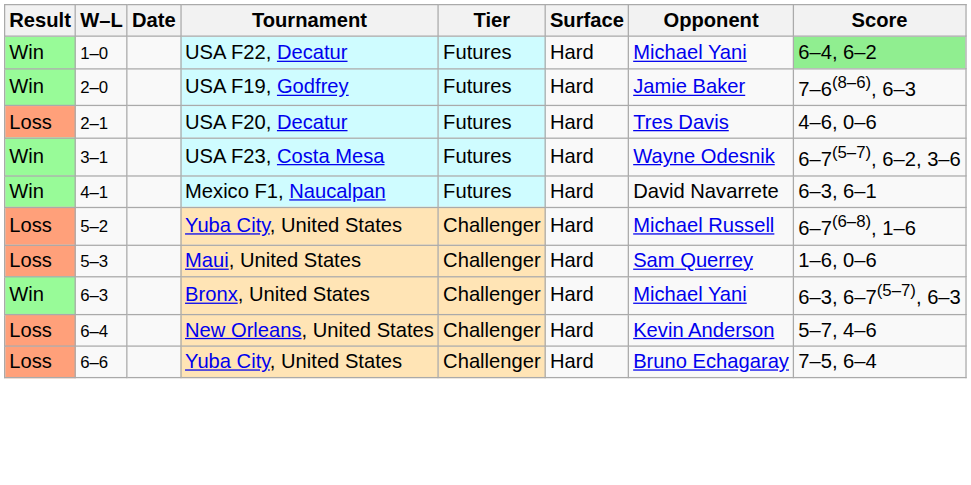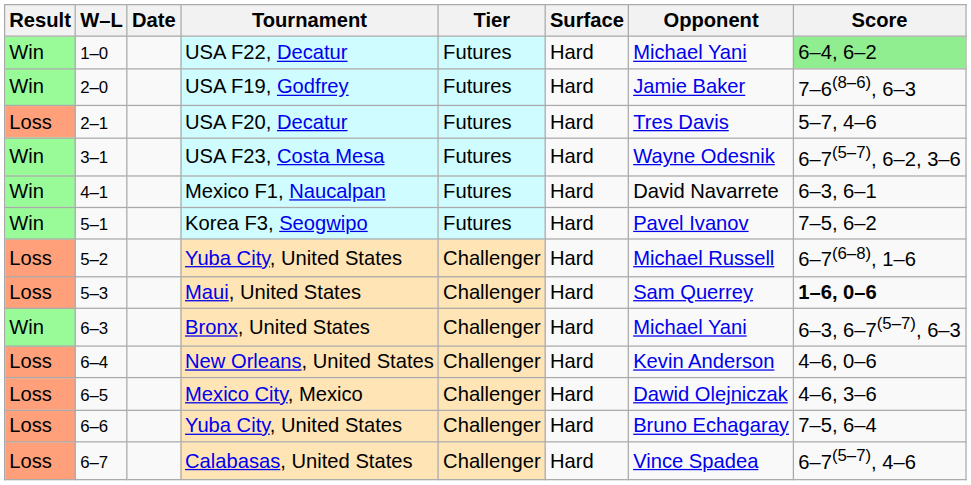(837, 121) 4–6, 0–6 -> (837, 121) 5–7, 4–6
+ row: (94, 224)
(837, 260) normal -> (837, 292) bold
(837, 330) 5–7, 4–6 -> (837, 362) 4–6, 0–6
+ row: (94, 395)
+ row: (94, 461)
